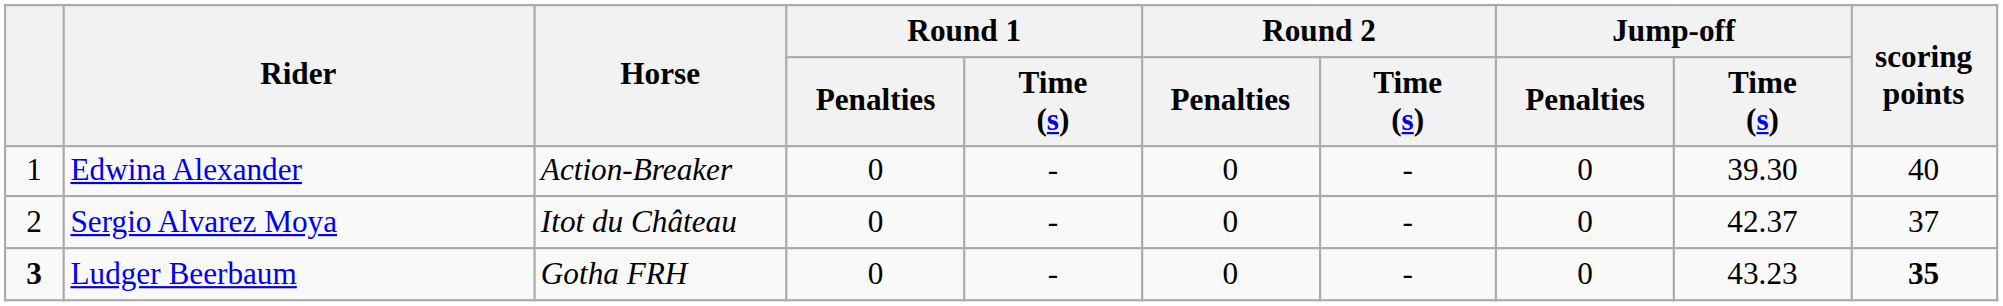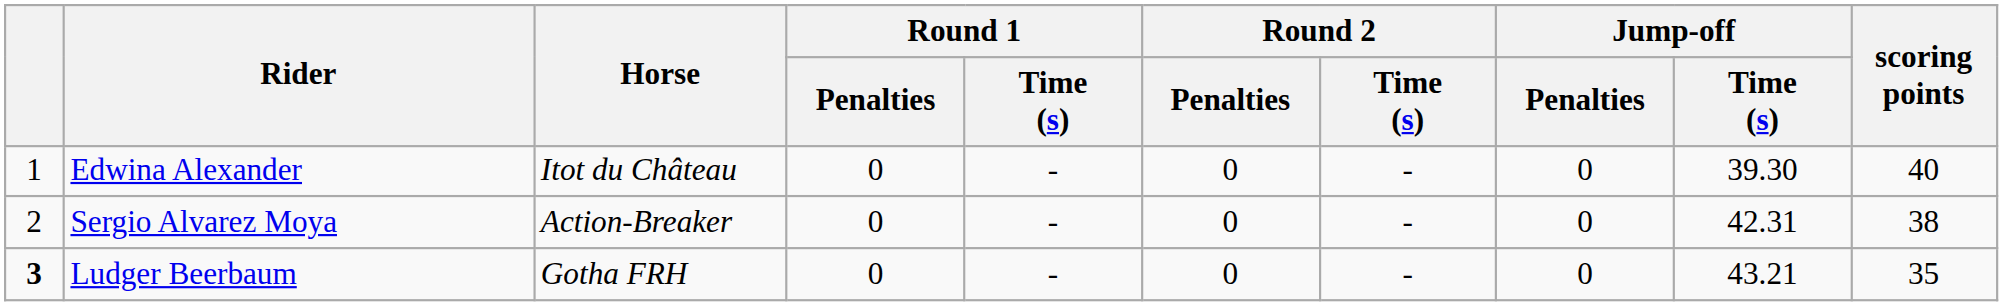(636, 170) Action-Breaker -> (639, 170) Itot du Château
(639, 222) Itot du Château -> (636, 222) Action-Breaker
(1762, 222) 42.37 -> (1762, 222) 42.31
(1924, 222) 37 -> (1924, 222) 38
(1762, 273) 43.23 -> (1762, 273) 43.21
(1924, 273) bold -> (1924, 273) normal
